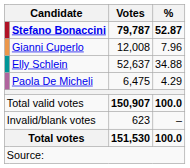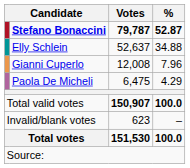rows swapped: (40, 64) <-> (48, 47)
